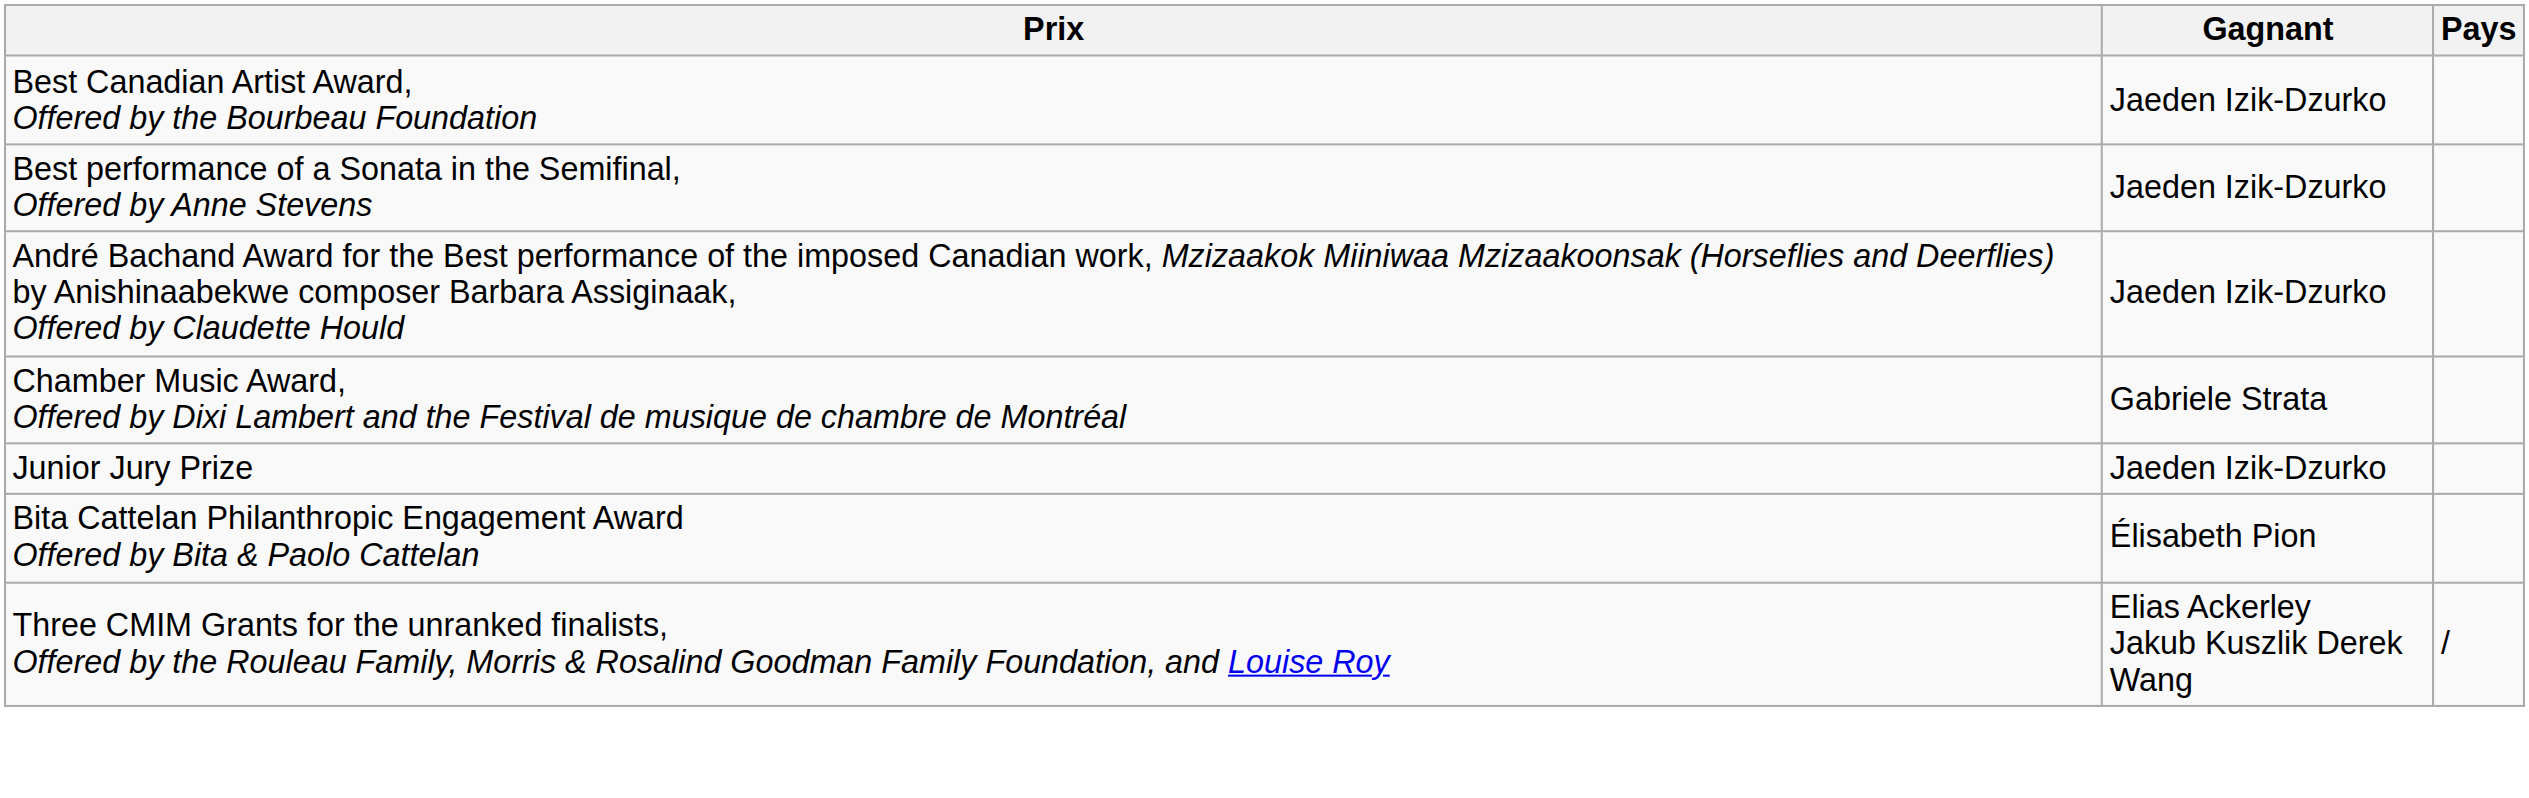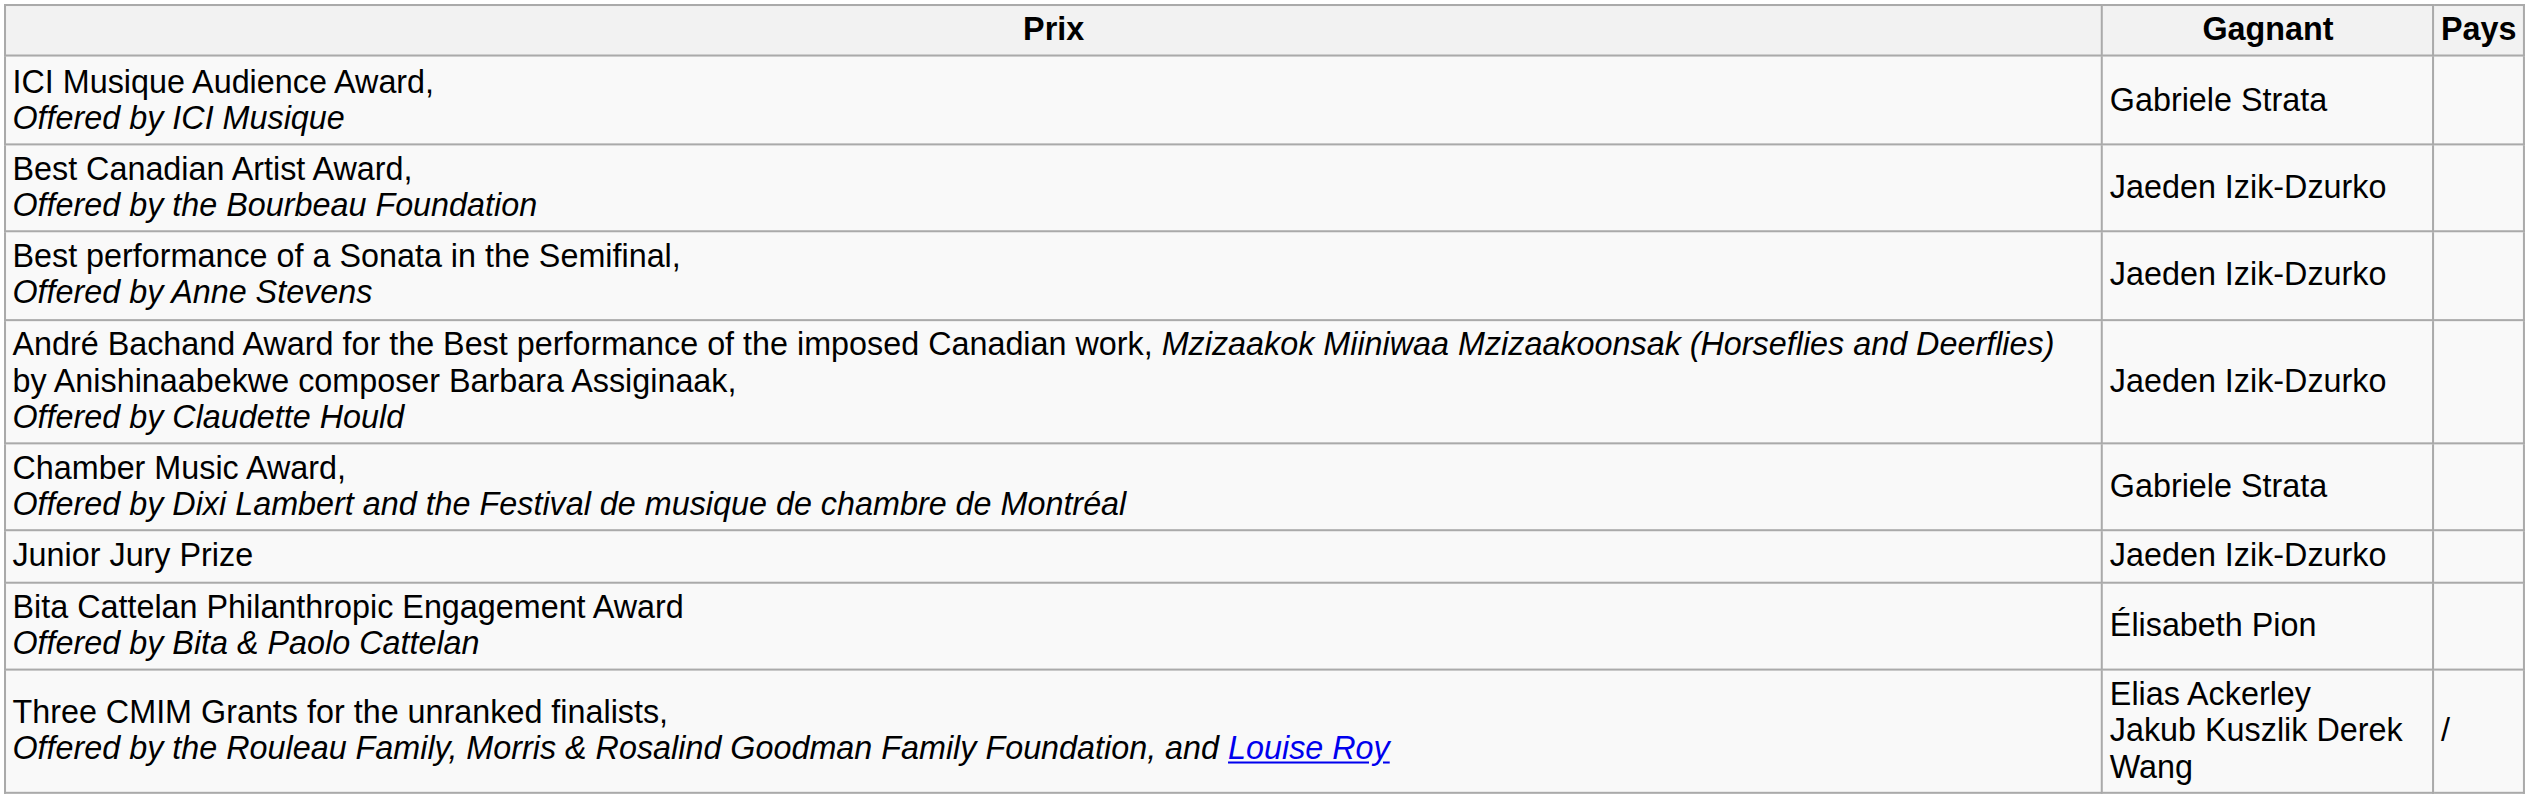+ row: (223, 99)
